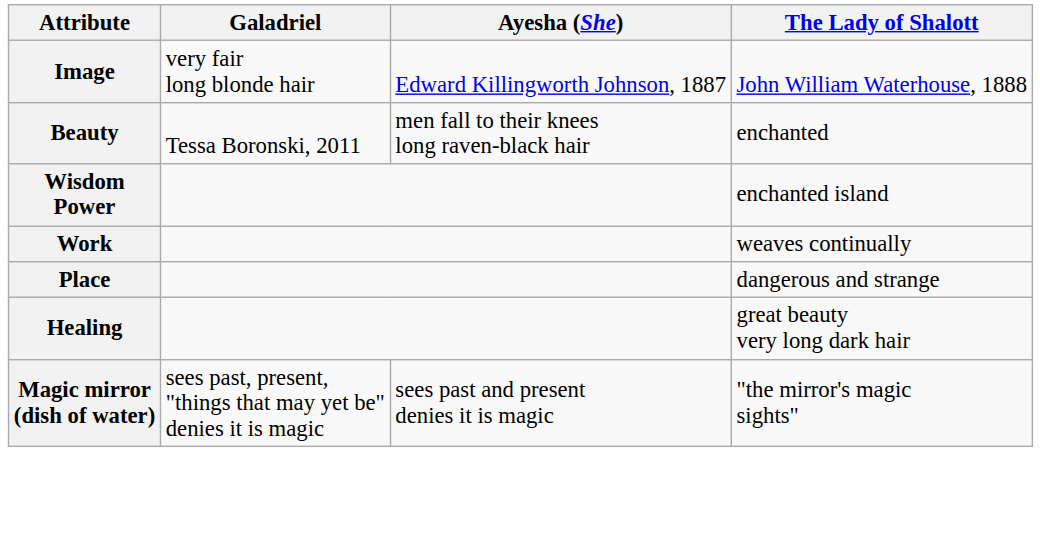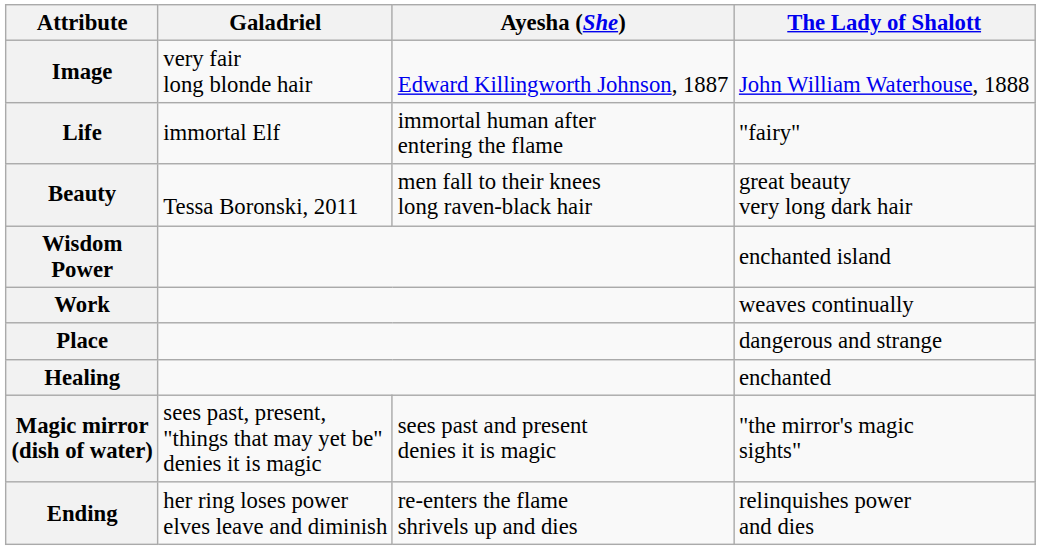+ row: (82, 132)
(783, 132) enchanted -> (826, 194) great beauty very long dark hair
(823, 328) great beauty very long dark hair -> (785, 376) enchanted
+ row: (82, 512)
